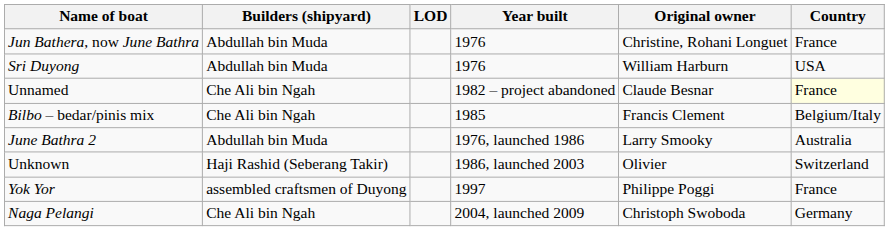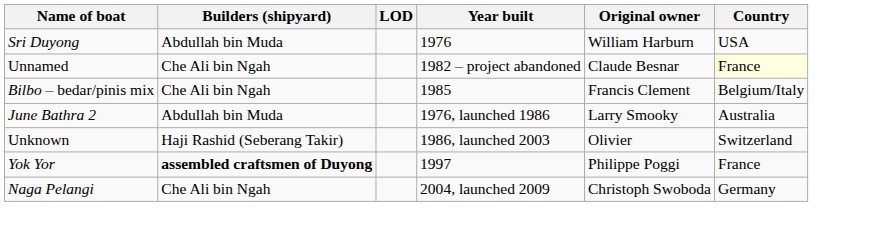- row: (104, 41)
(306, 189) normal -> (267, 164) bold
